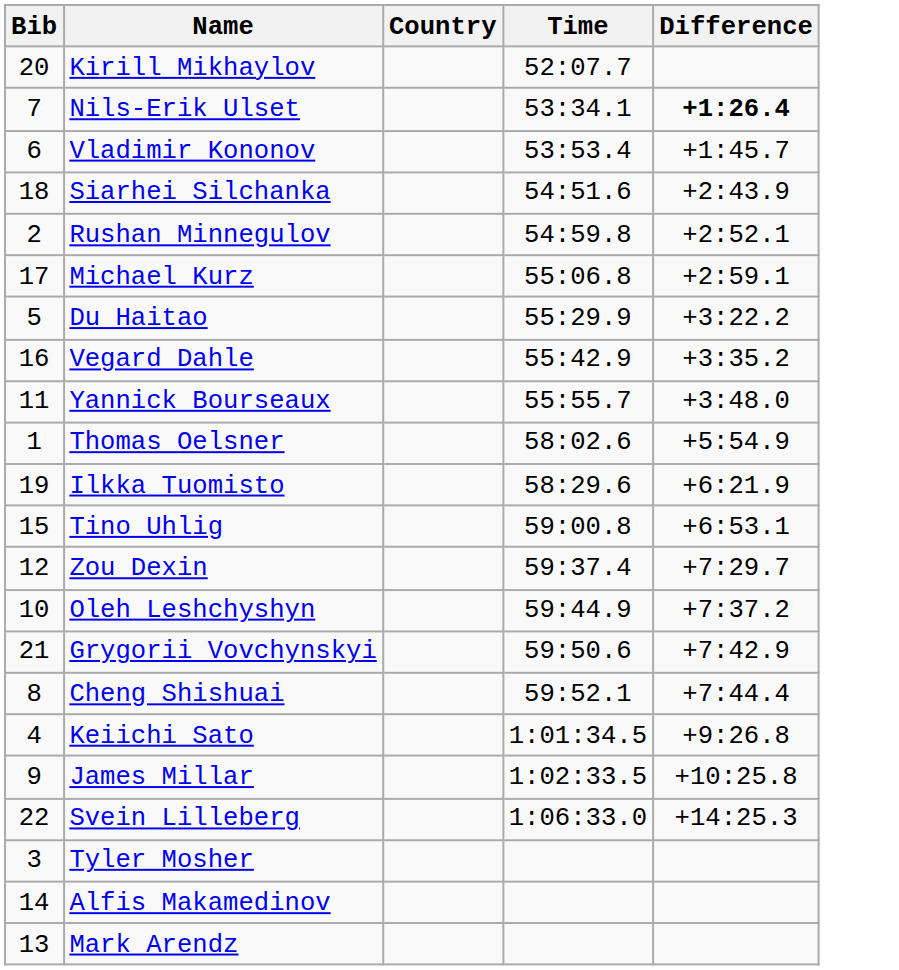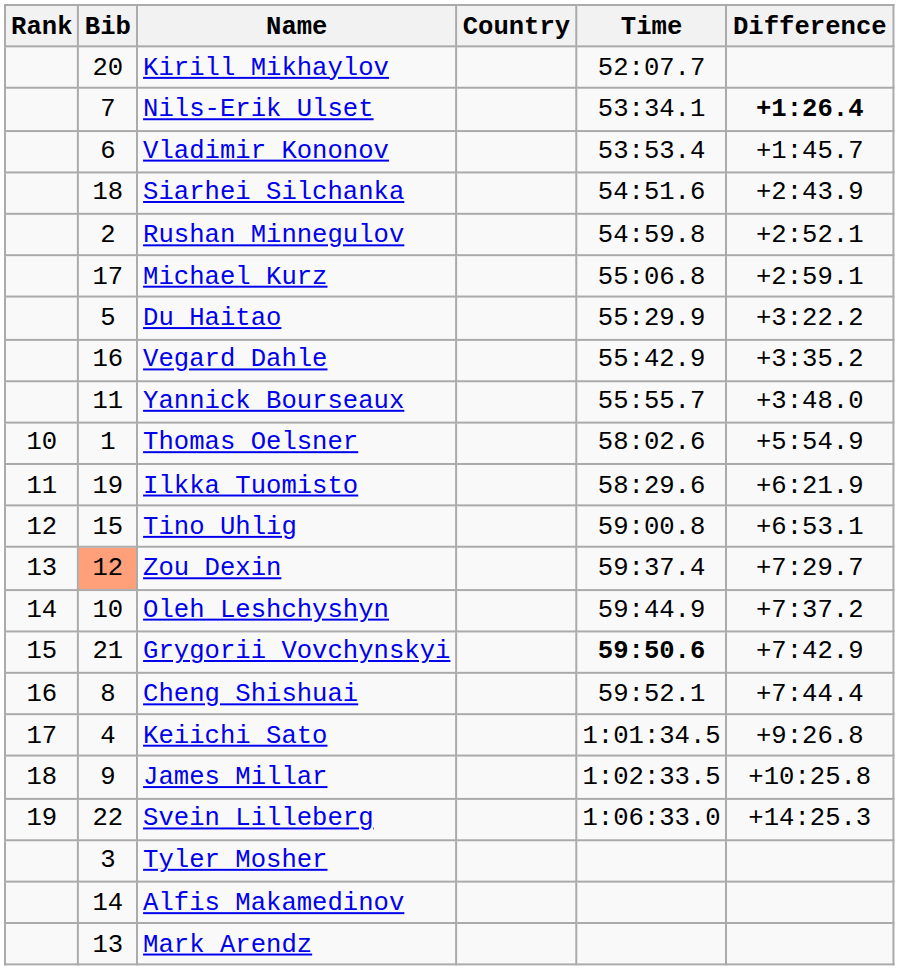+ column: (42, 26)
(34, 568) no background -> (108, 568) lightsalmon background
(578, 652) normal -> (652, 652) bold
